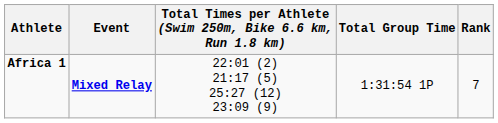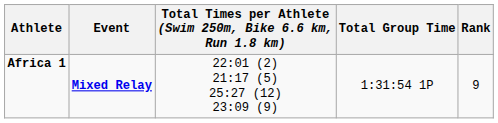(476, 86) 7 -> (476, 86) 9
